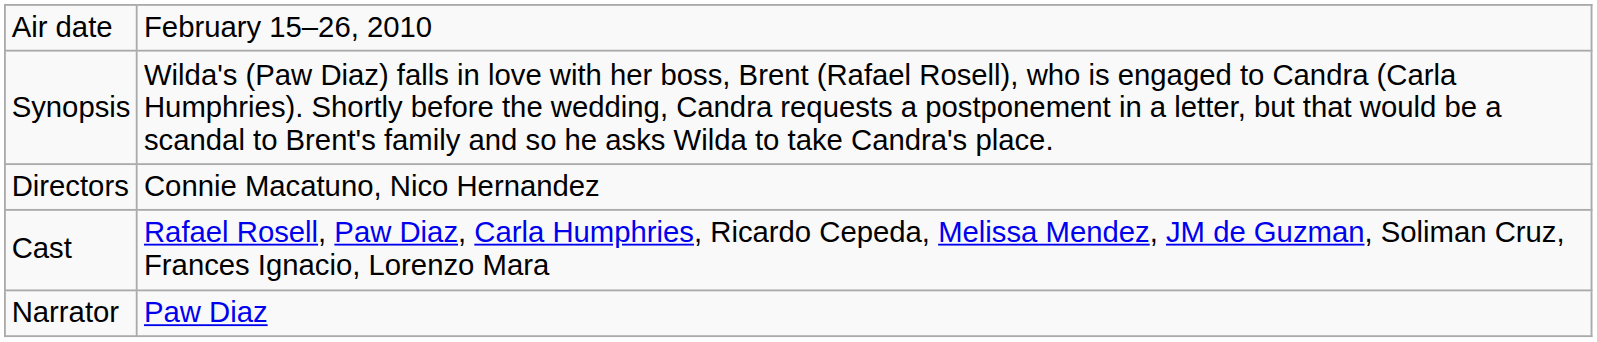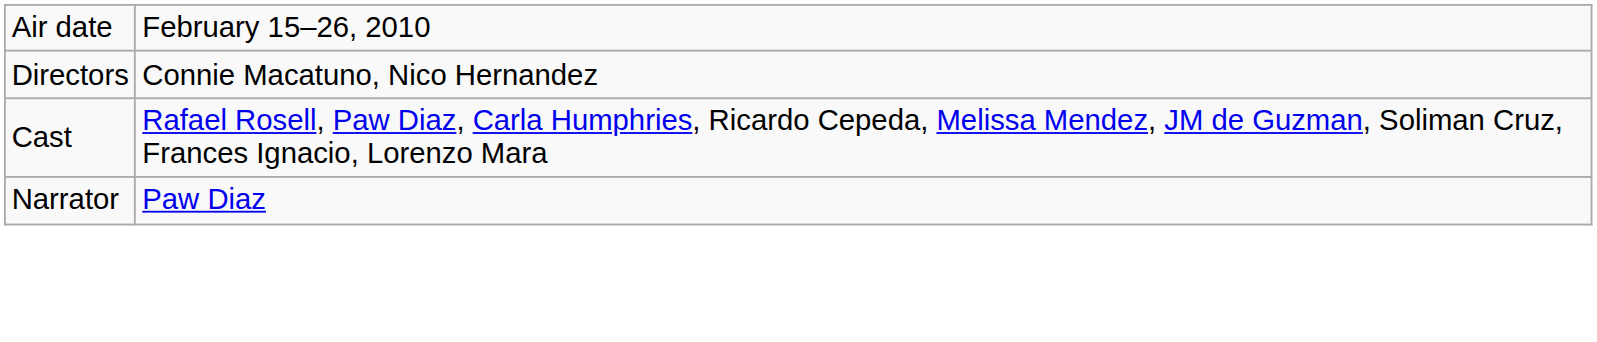- row: (71, 107)
